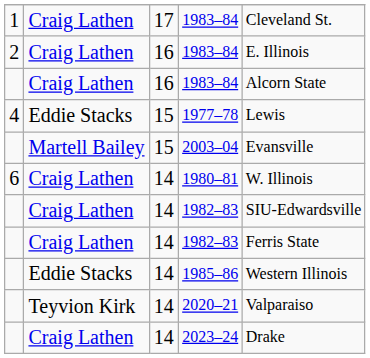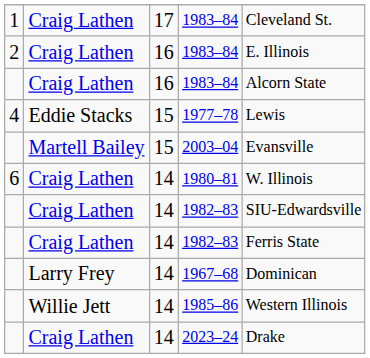+ row: (14, 274)
(80, 274) Eddie Stacks -> (69, 305) Willie Jett
- row: (14, 306)
